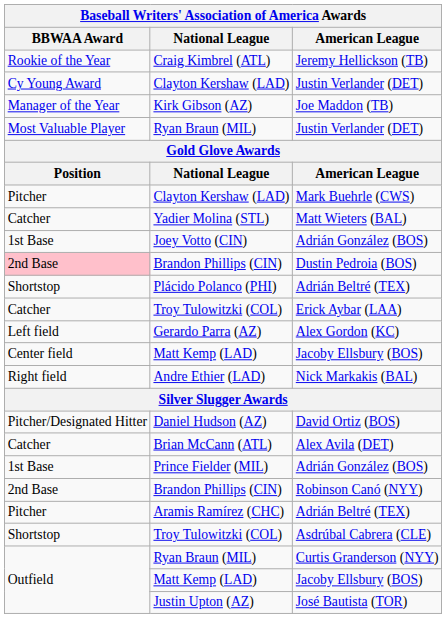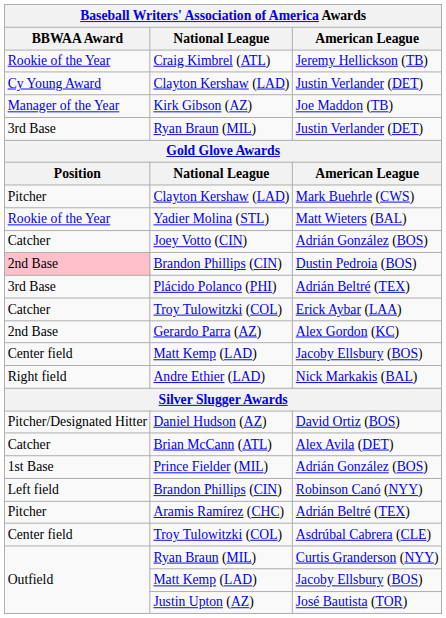(66, 128) Most Valuable Player -> (32, 128) 3rd Base
(29, 219) Catcher -> (59, 219) Rookie of the Year
(31, 241) 1st Base -> (29, 241) Catcher
(34, 286) Shortstop -> (32, 286) 3rd Base
(33, 332) Left field -> (33, 332) 2nd Base
(33, 489) 2nd Base -> (33, 489) Left field
(34, 535) Shortstop -> (40, 535) Center field
